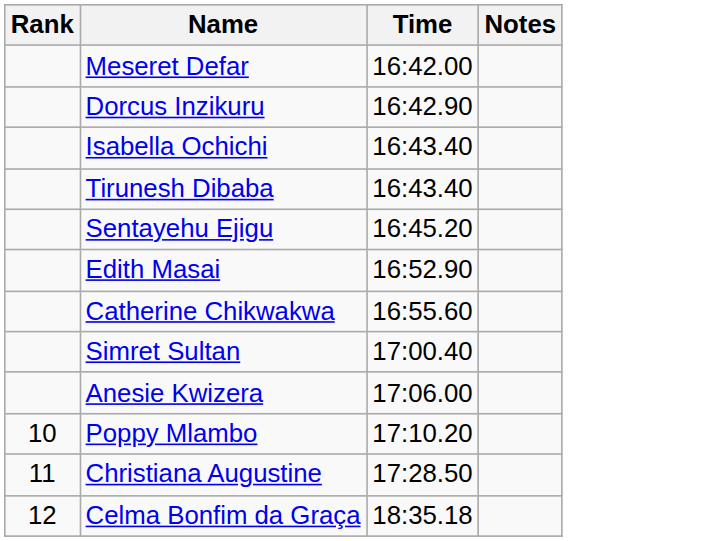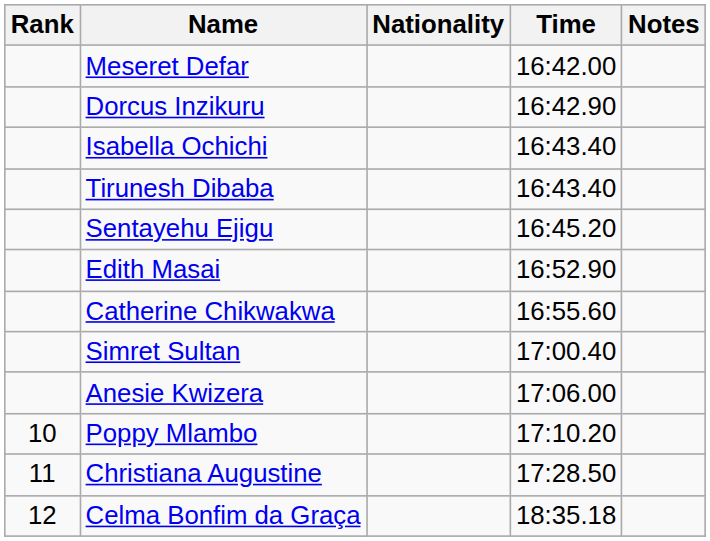+ column: (438, 24)
